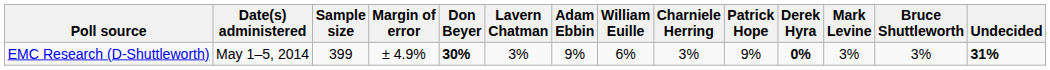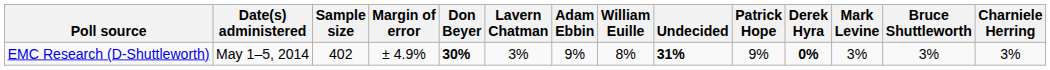columns swapped: (689, 23) <-> (1007, 31)
(341, 53) 399 -> (341, 53) 402
(626, 53) 6% -> (626, 53) 8%
